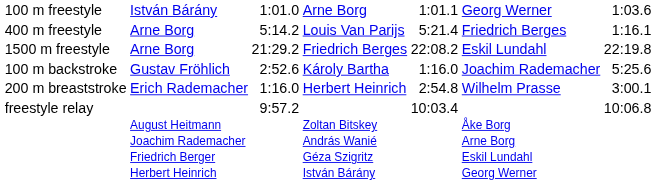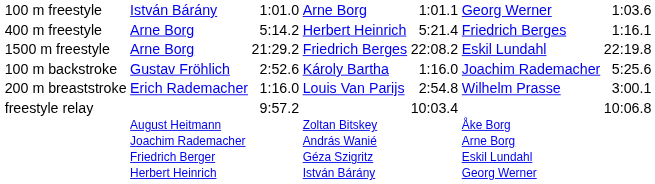(354, 30) Louis Van Parijs -> (355, 30) Herbert Heinrich
(355, 89) Herbert Heinrich -> (354, 89) Louis Van Parijs
